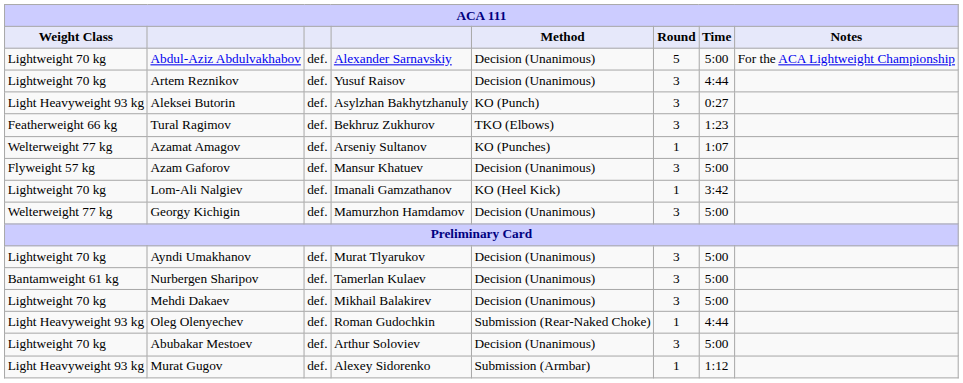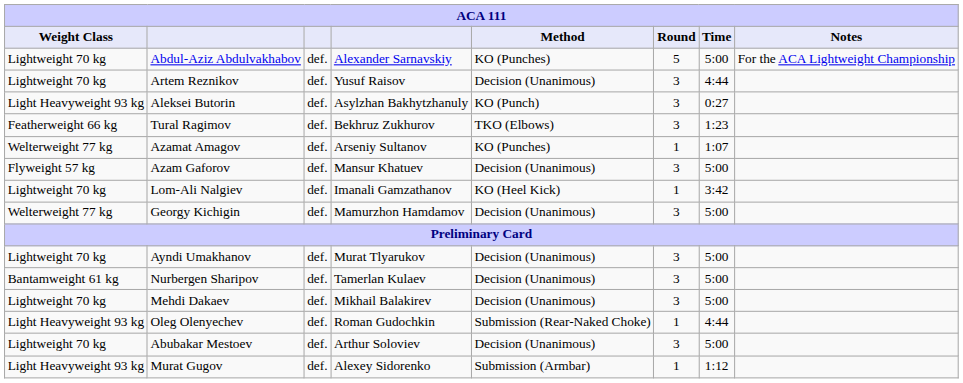(535, 59) Decision (Unanimous) -> (512, 59) KO (Punches)
